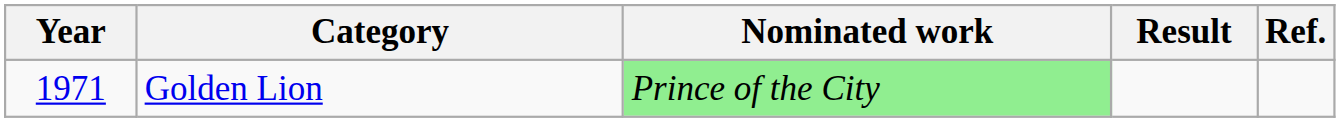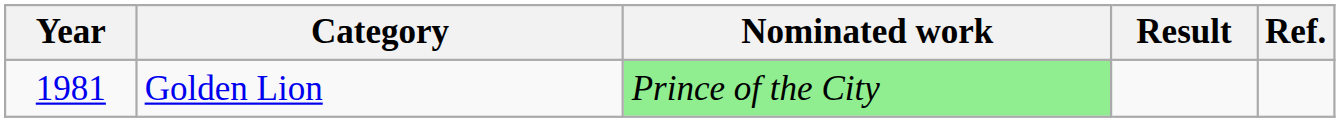(71, 87) 1971 -> (71, 87) 1981
